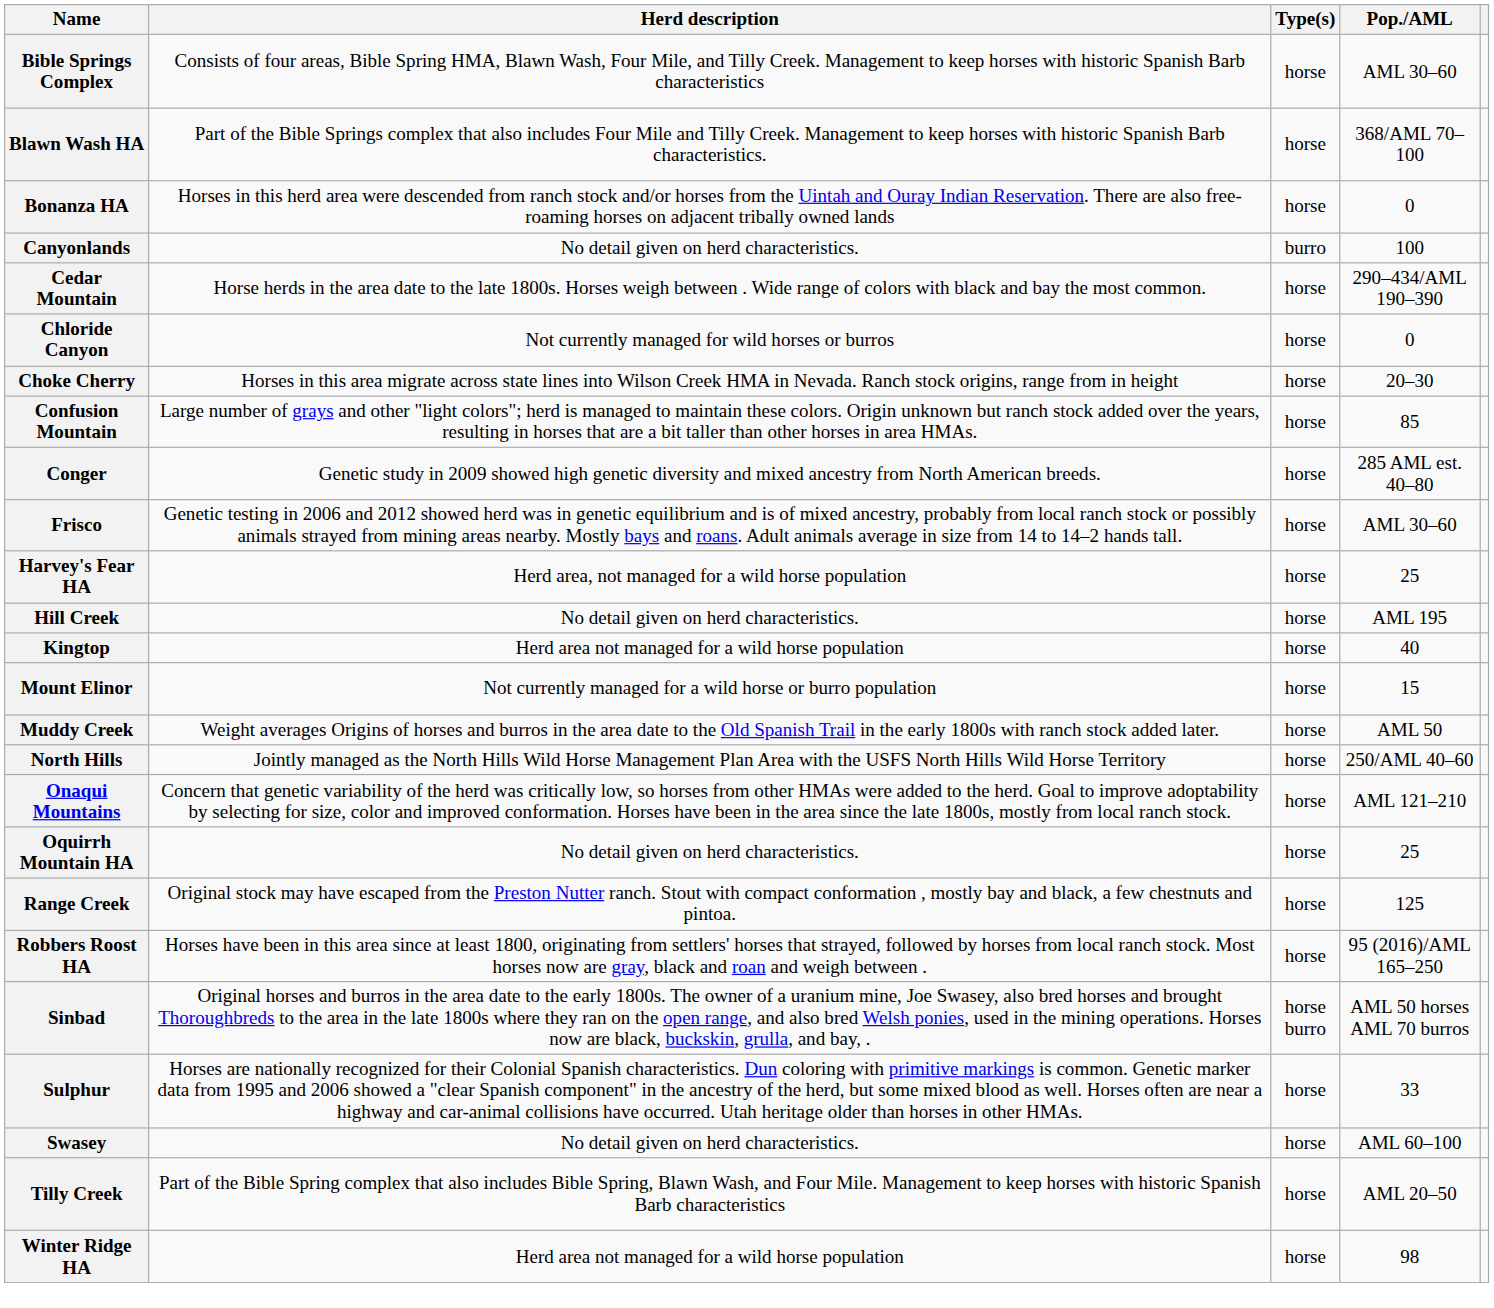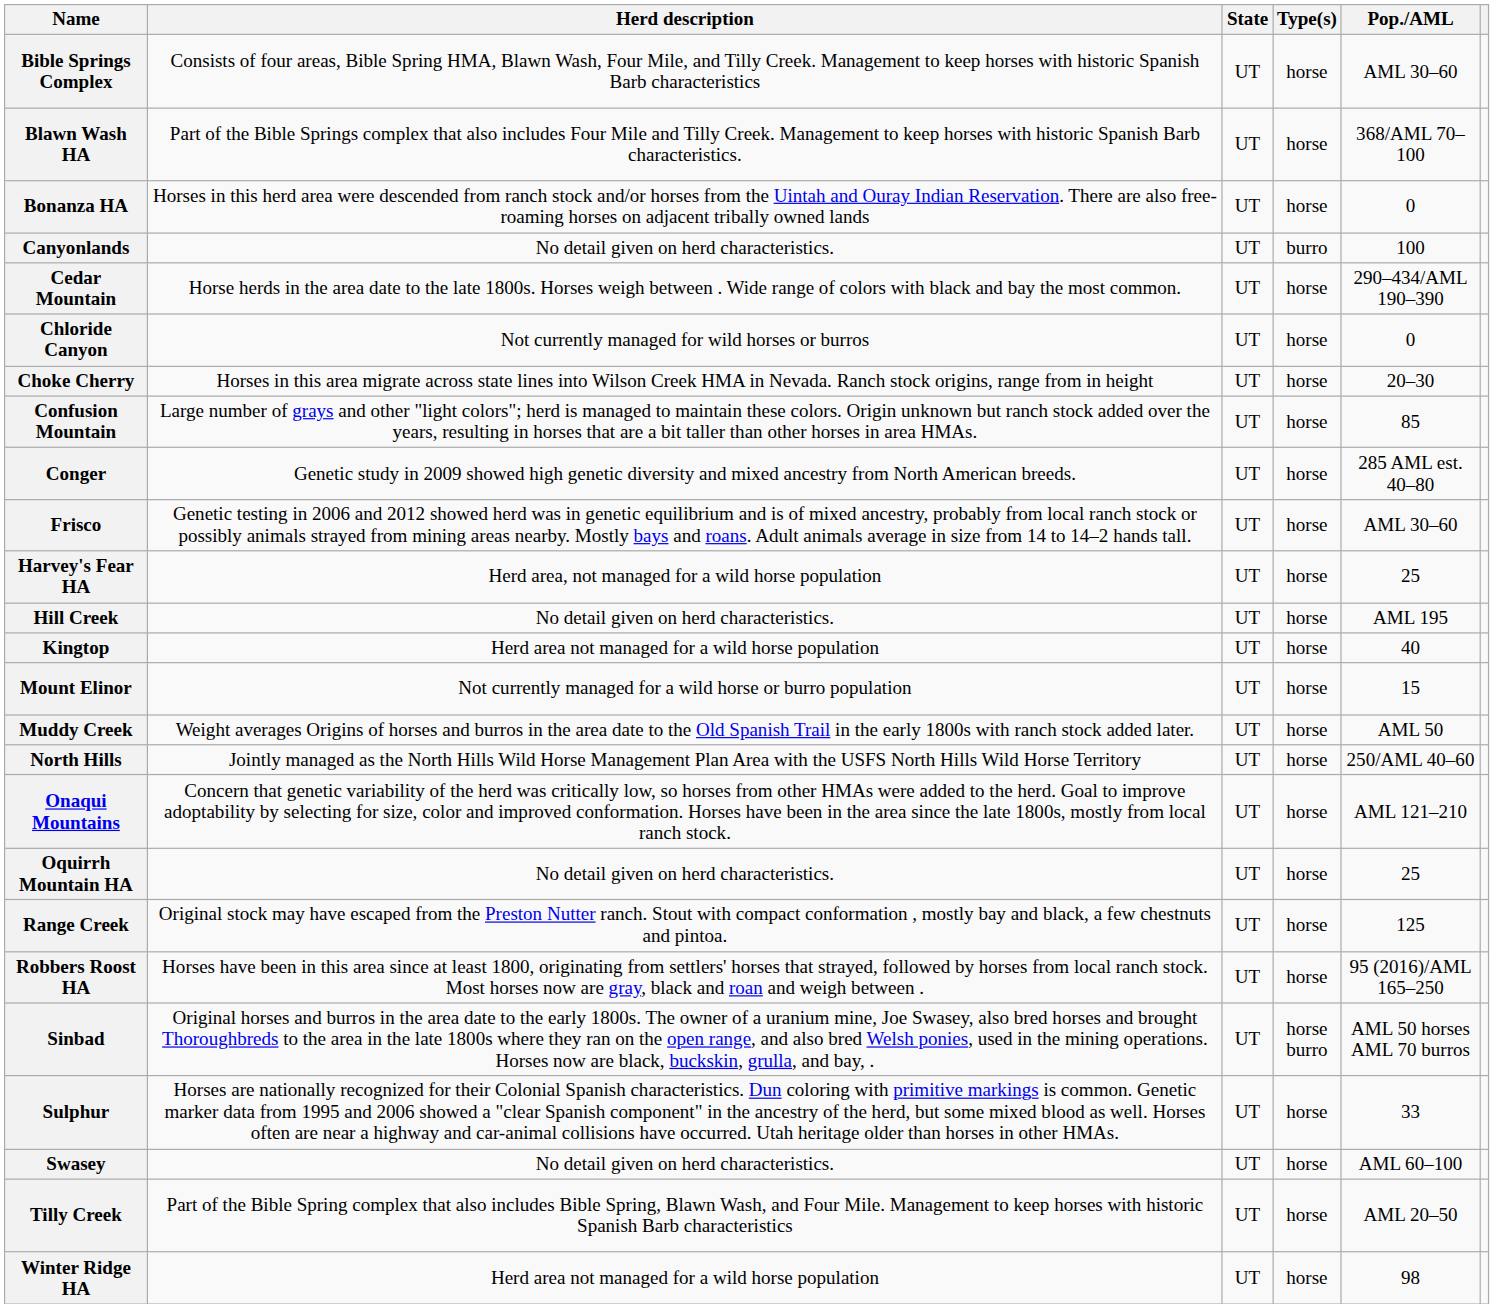+ column: (1248, 19)
